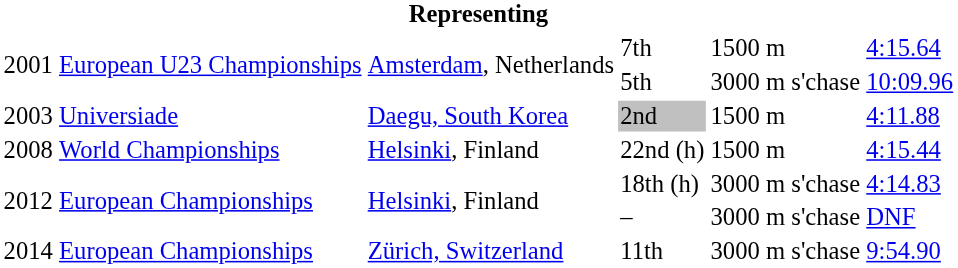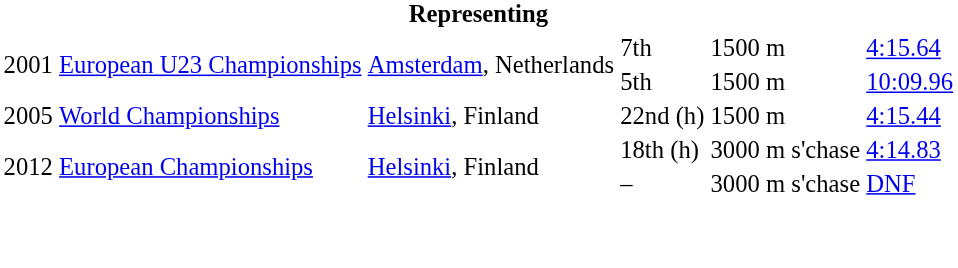(785, 81) 3000 m s'chase -> (748, 81) 1500 m
- row: (639, 115)
(28, 149) 2008 -> (28, 115) 2005
- row: (642, 251)
